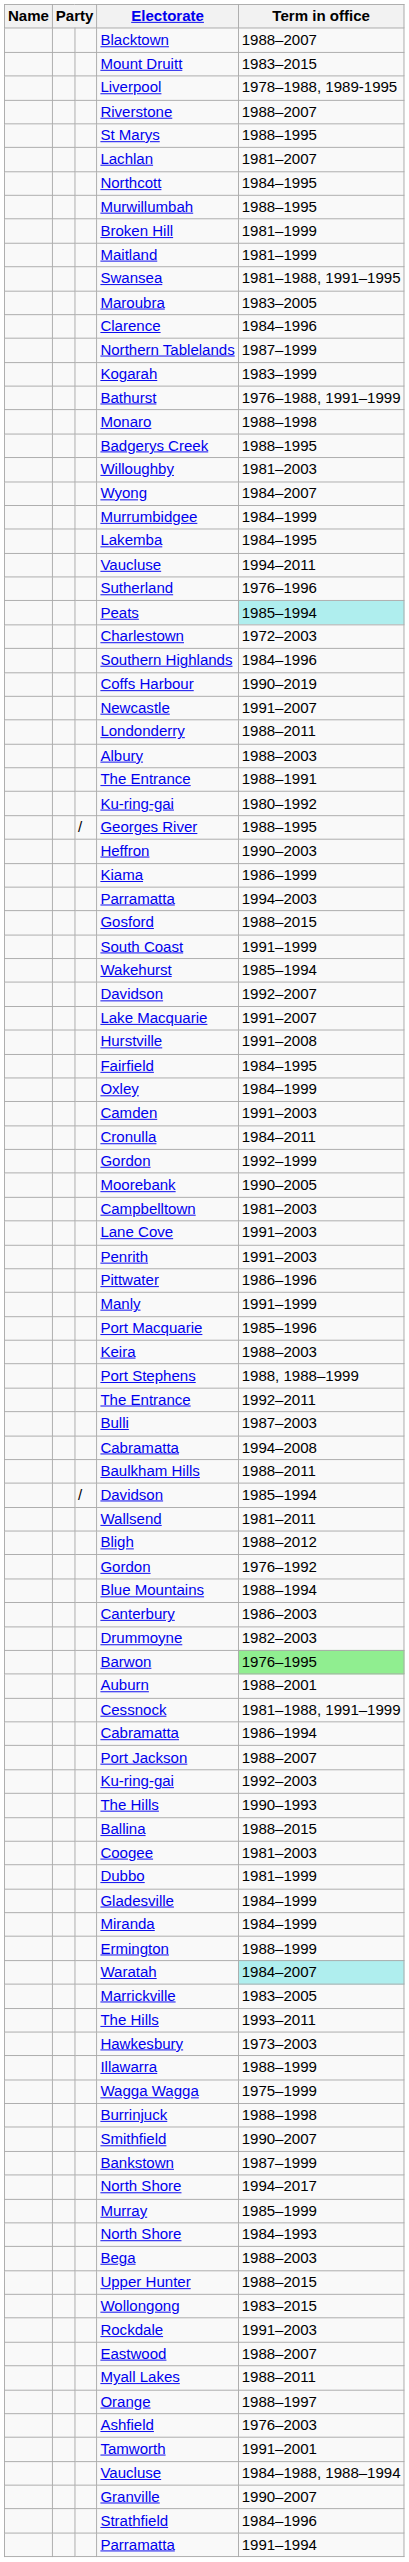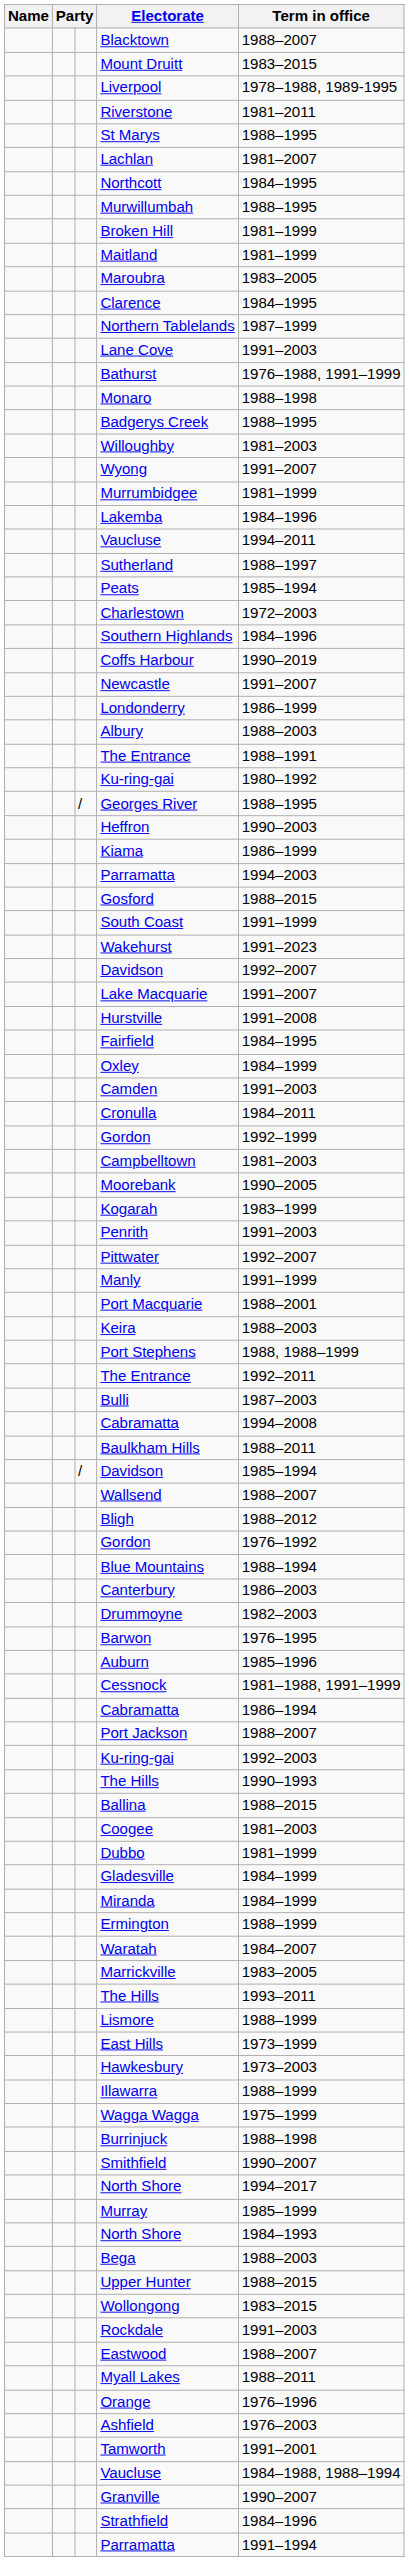(279, 111) 1988–2007 -> (279, 111) 1981–2011
- row: (86, 279)
(279, 326) 1984–1996 -> (279, 302) 1984–1995
rows swapped: (86, 1233) <-> (86, 374)
(279, 493) 1984–2007 -> (279, 469) 1991–2007
(279, 517) 1984–1999 -> (279, 493) 1981–1999
(279, 541) 1984–1995 -> (279, 517) 1984–1996
(279, 588) 1976–1996 -> (279, 565) 1988–1997
(279, 612) paleturquoise background -> (279, 588) no background
(279, 732) 1988–2011 -> (279, 708) 1986–1999
(279, 970) 1985–1994 -> (279, 946) 1991–2023
rows swapped: (86, 1209) <-> (86, 1185)
(279, 1280) 1986–1996 -> (279, 1256) 1992–2007
(279, 1328) 1985–1996 -> (279, 1304) 1988–2001
(279, 1519) 1981–2011 -> (279, 1495) 1988–2007
(279, 1662) lightgreen background -> (279, 1638) no background
(279, 1686) 1988–2001 -> (279, 1662) 1985–1996
(279, 1972) paleturquoise background -> (279, 1948) no background
+ row: (86, 2020)
+ row: (86, 2044)
- row: (86, 2163)
(279, 2401) 1988–1997 -> (279, 2401) 1976–1996
